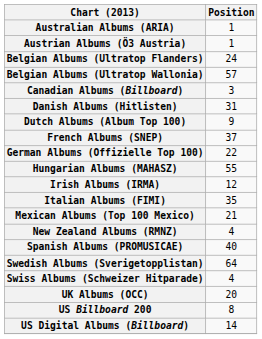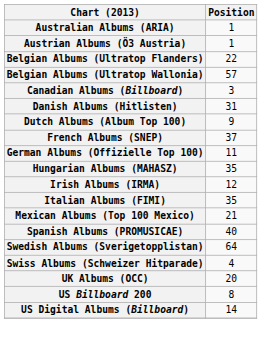(231, 59) 24 -> (231, 59) 22
(231, 153) 22 -> (231, 153) 11
(231, 169) 55 -> (231, 169) 35
- row: (105, 232)
